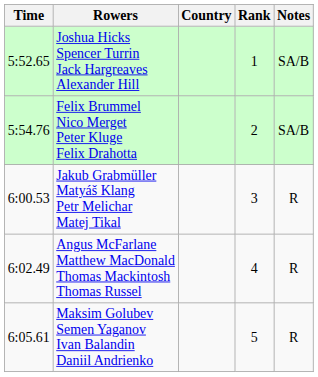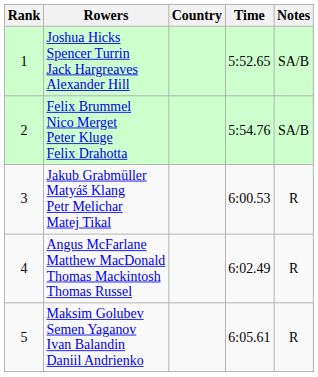columns swapped: (254, 15) <-> (29, 15)
